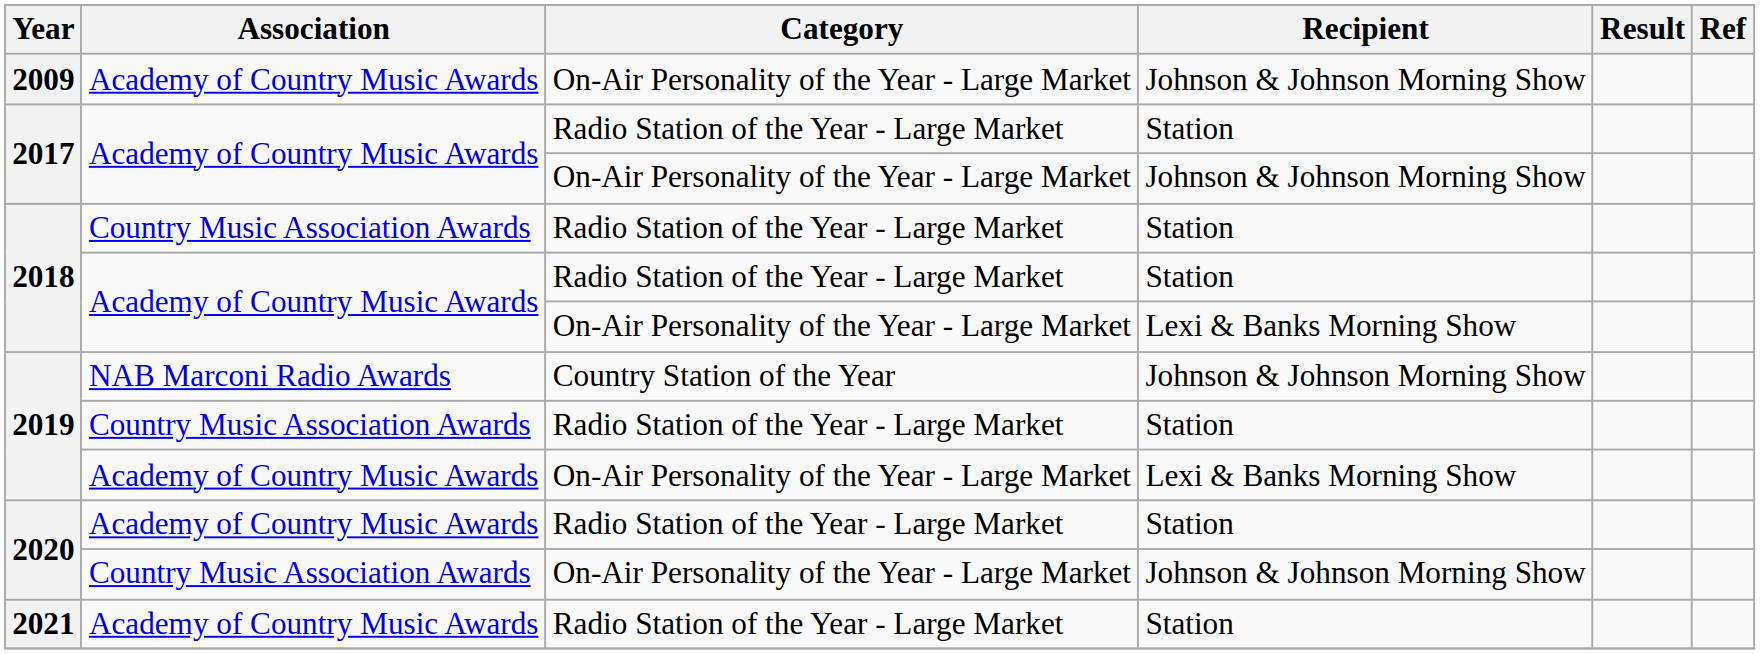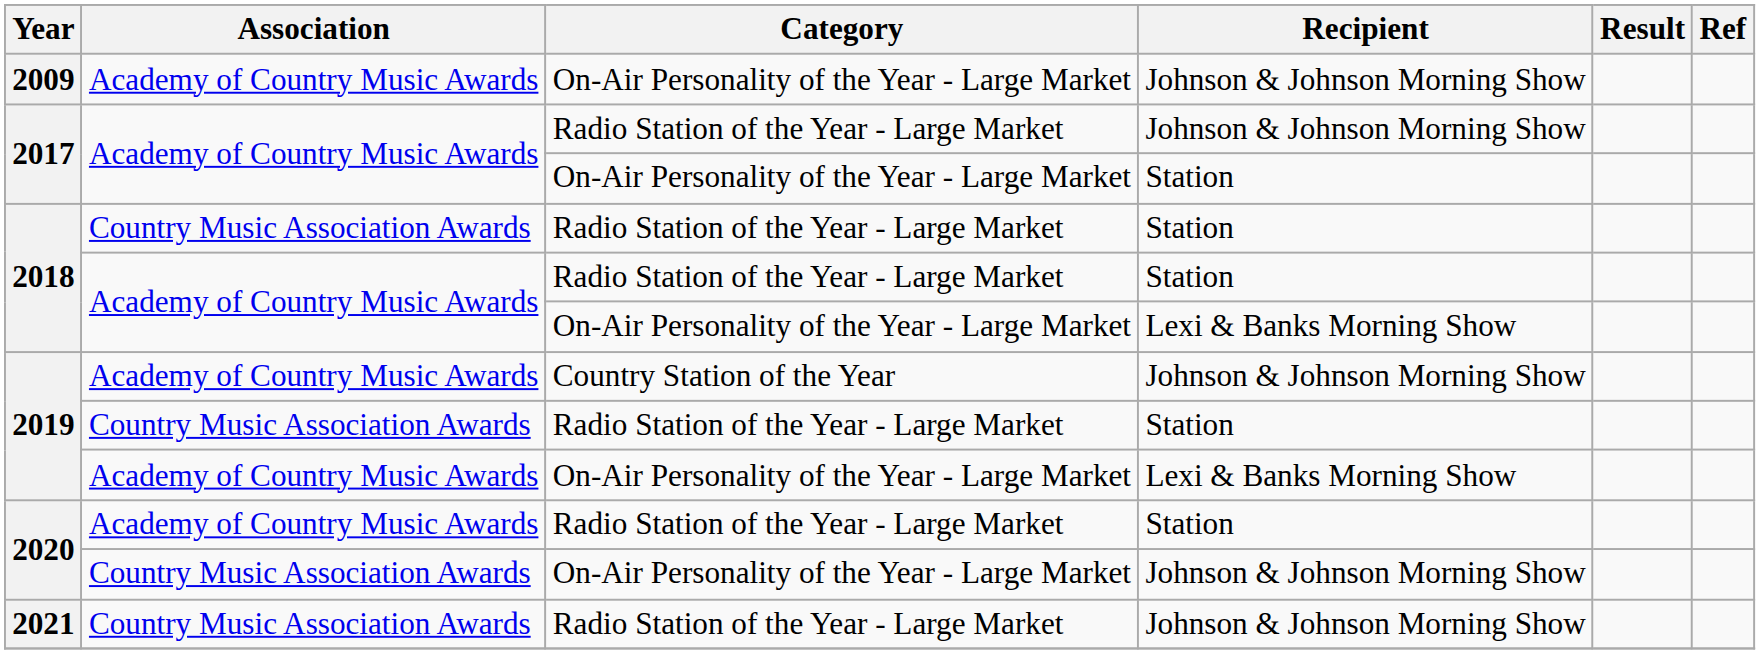(1190, 128) Station -> (1366, 128) Johnson & Johnson Morning Show
(1366, 177) Johnson & Johnson Morning Show -> (1190, 177) Station
(270, 375) NAB Marconi Radio Awards -> (314, 375) Academy of Country Music Awards
(314, 623) Academy of Country Music Awards -> (310, 623) Country Music Association Awards
(1190, 623) Station -> (1366, 623) Johnson & Johnson Morning Show
